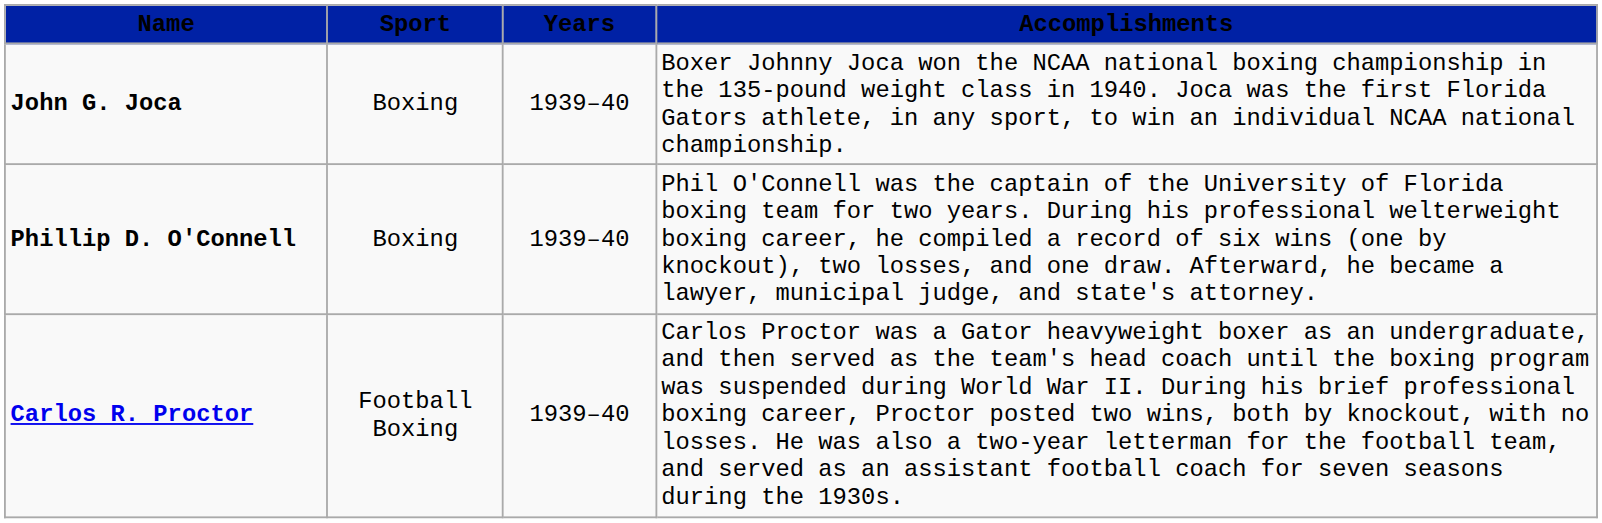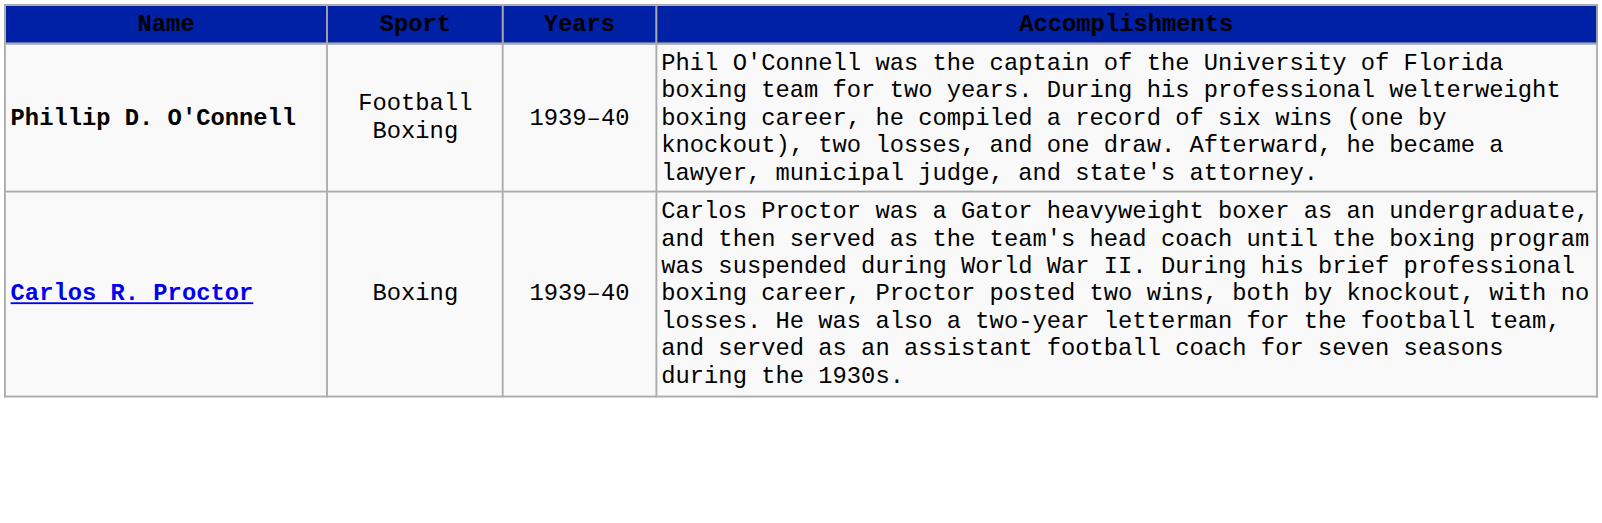- row: (96, 104)
(415, 239) Boxing -> (415, 118) Football Boxing
(415, 415) Football Boxing -> (415, 294) Boxing
